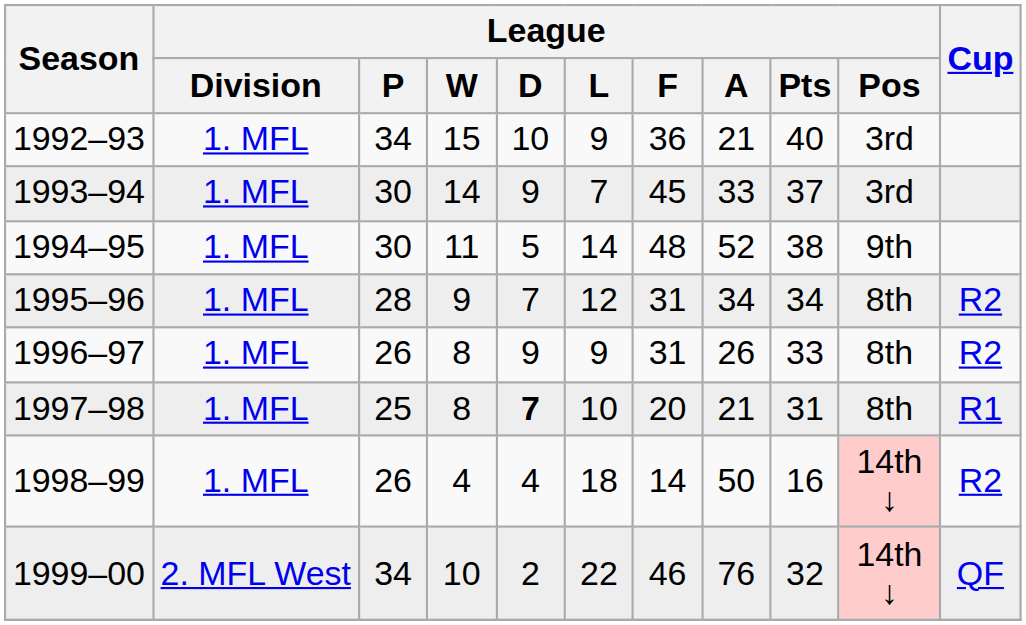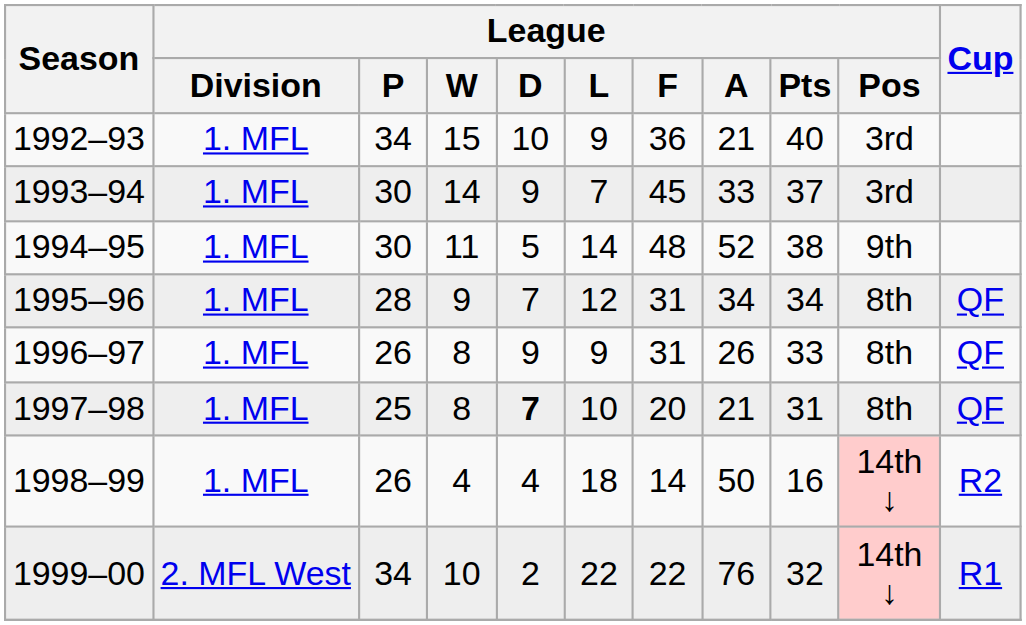(980, 300) R2 -> (980, 300) QF
(980, 354) R2 -> (980, 354) QF
(980, 407) R1 -> (980, 407) QF
(668, 572) 46 -> (668, 572) 22
(980, 572) QF -> (980, 572) R1
